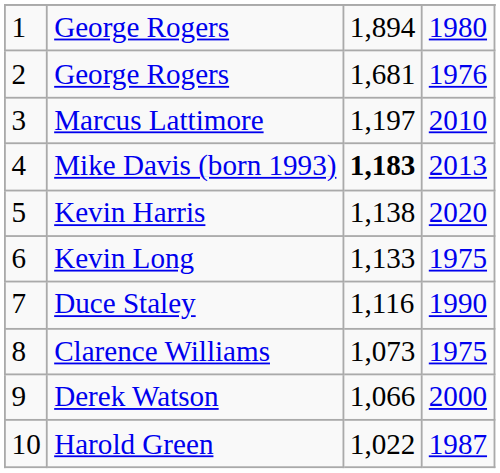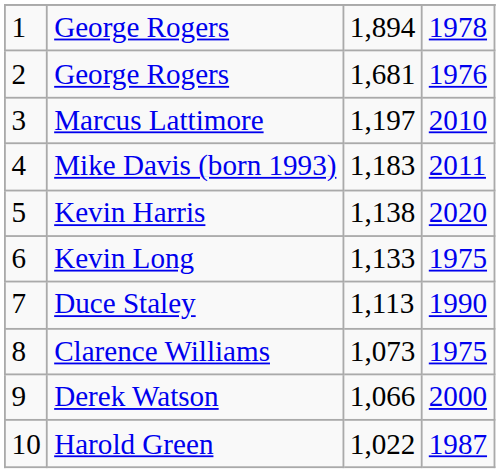(458, 27) 1980 -> (458, 27) 1978
(383, 166) bold -> (383, 166) normal
(458, 166) 2013 -> (457, 166) 2011
(382, 304) 1,116 -> (382, 304) 1,113
